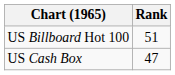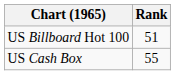(151, 59) 47 -> (151, 59) 55
